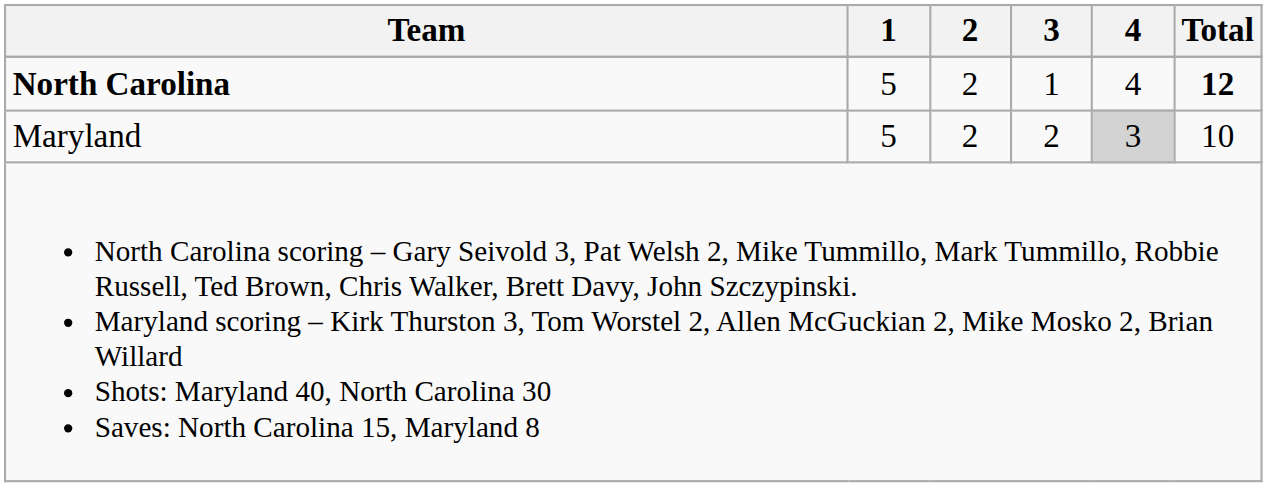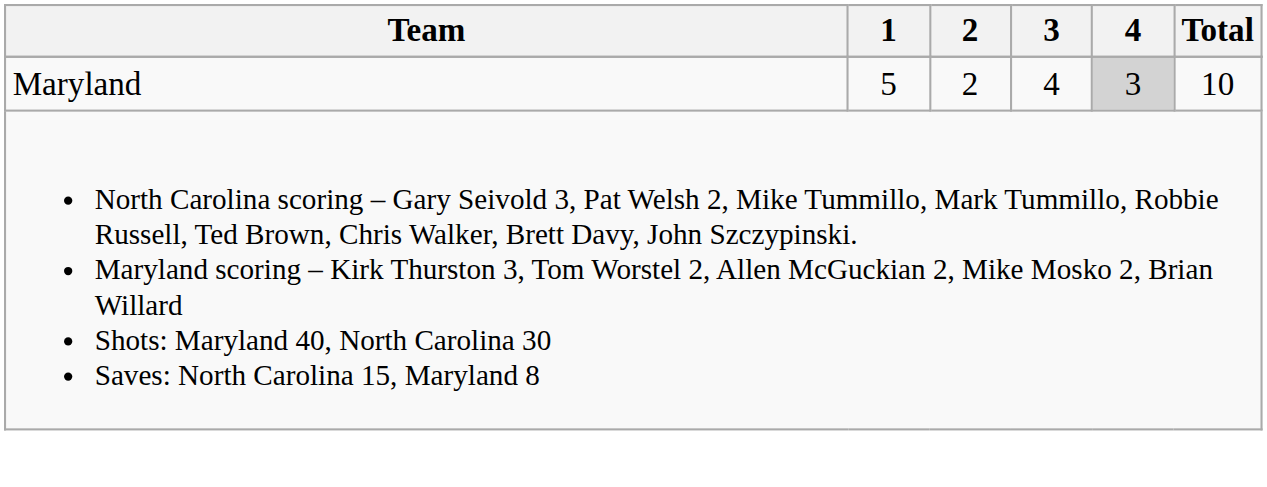- row: (121, 83)
(1052, 135) 2 -> (1052, 83) 4
